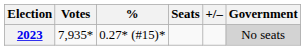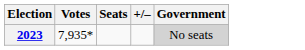- column: (132, 14)
